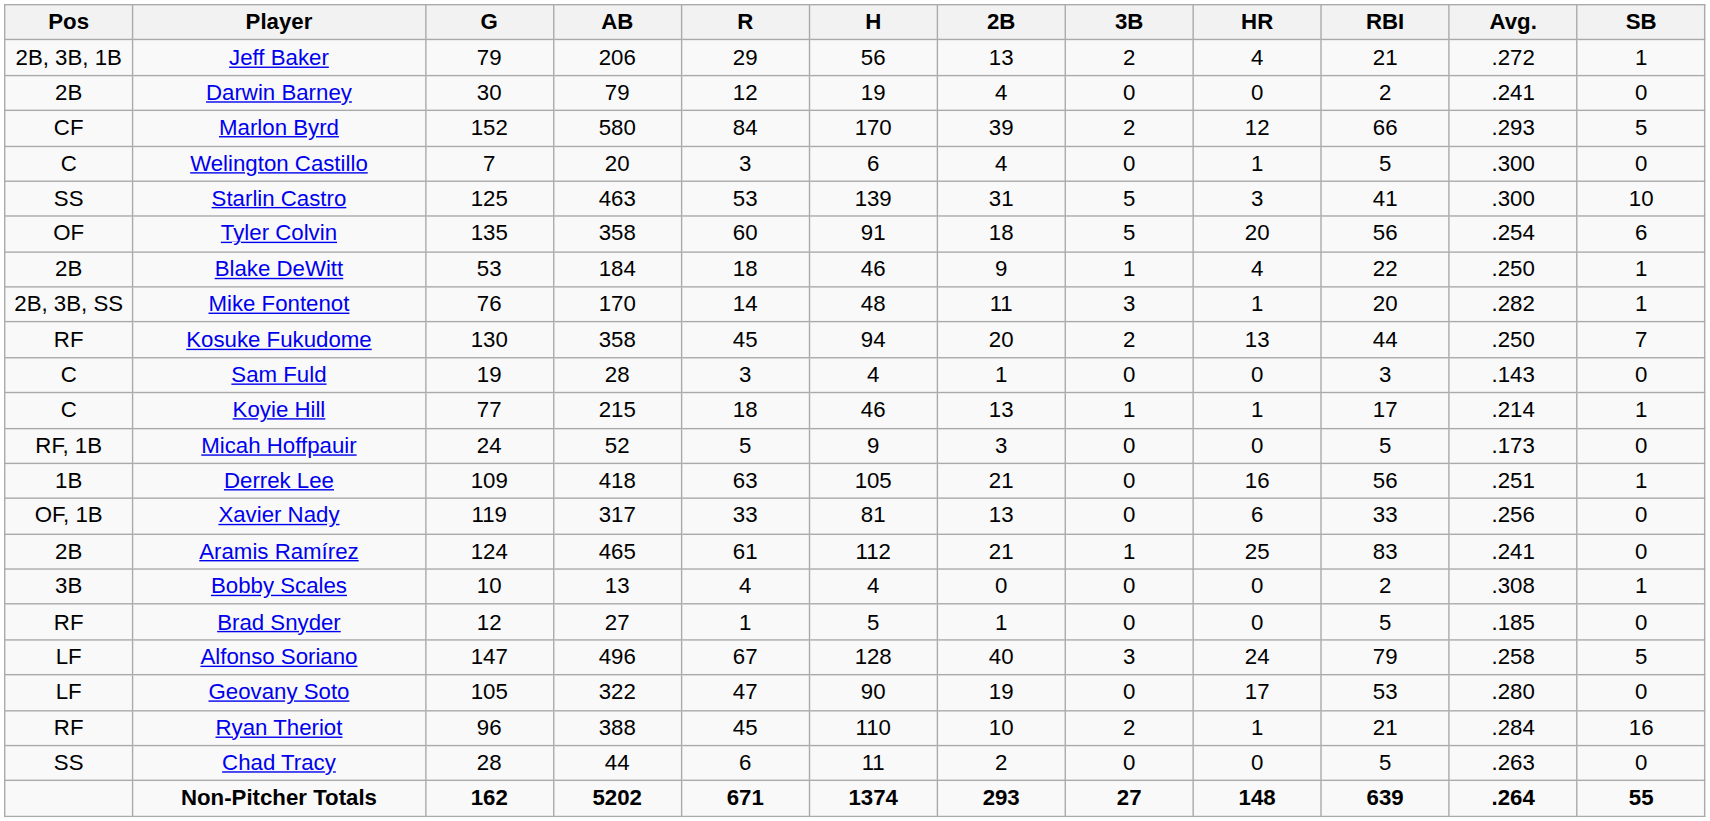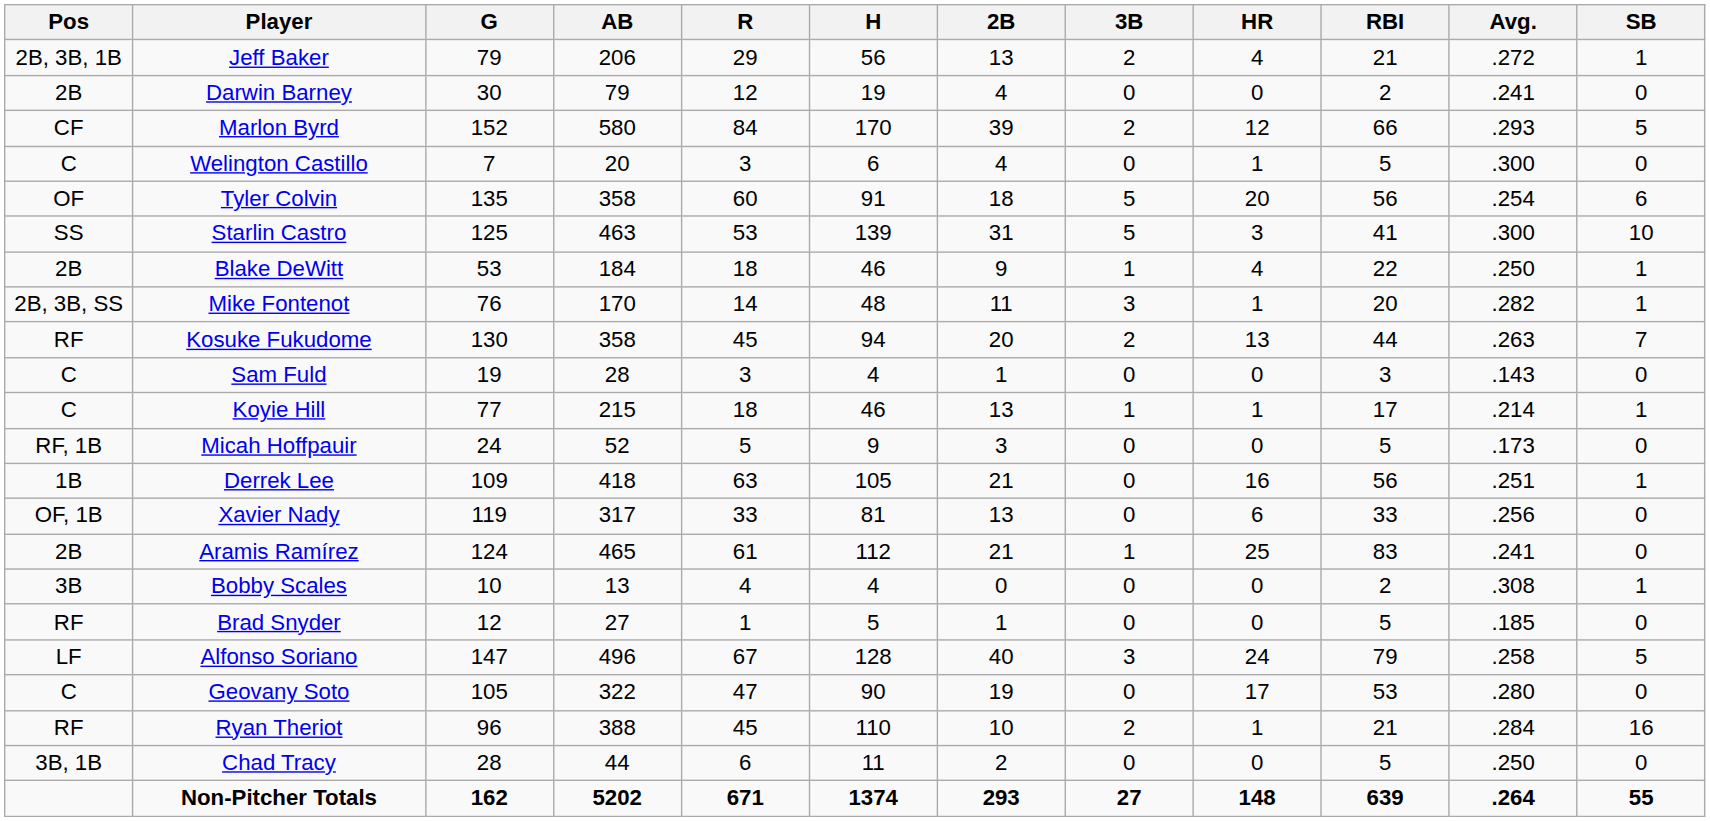rows swapped: (279, 198) <-> (279, 233)
(1513, 339) .250 -> (1513, 339) .263
(69, 692) LF -> (69, 692) C
(69, 762) SS -> (69, 762) 3B, 1B
(1513, 762) .263 -> (1513, 762) .250
